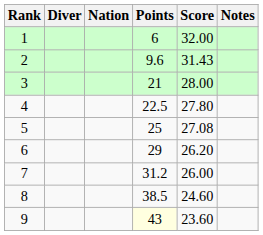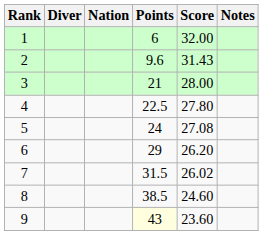(155, 128) 25 -> (155, 128) 24
(155, 173) 31.2 -> (155, 173) 31.5
(197, 173) 26.00 -> (197, 173) 26.02
